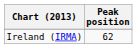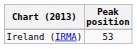(108, 37) 62 -> (108, 37) 53
